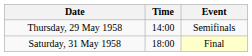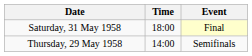rows swapped: (75, 28) <-> (75, 43)
